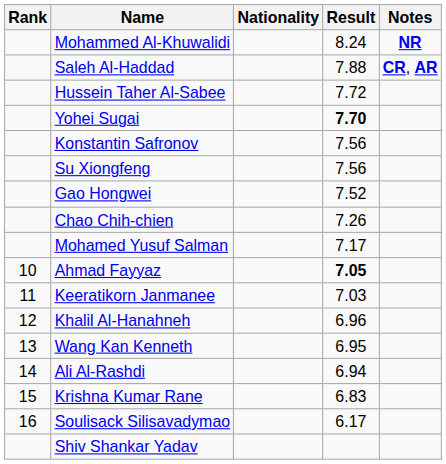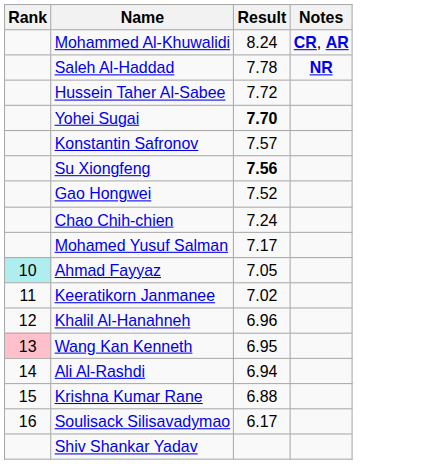- column: (278, 17)
(410, 43) NR -> (321, 43) CR, AR
(351, 68) 7.88 -> (262, 68) 7.78
(410, 68) CR, AR -> (321, 68) NR
(351, 144) 7.56 -> (262, 144) 7.57
(351, 169) normal -> (262, 169) bold
(351, 219) 7.26 -> (262, 219) 7.24
(28, 270) no background -> (28, 270) paleturquoise background
(351, 270) bold -> (262, 270) normal
(351, 295) 7.03 -> (262, 295) 7.02
(28, 346) no background -> (28, 346) pink background
(351, 396) 6.83 -> (262, 396) 6.88
